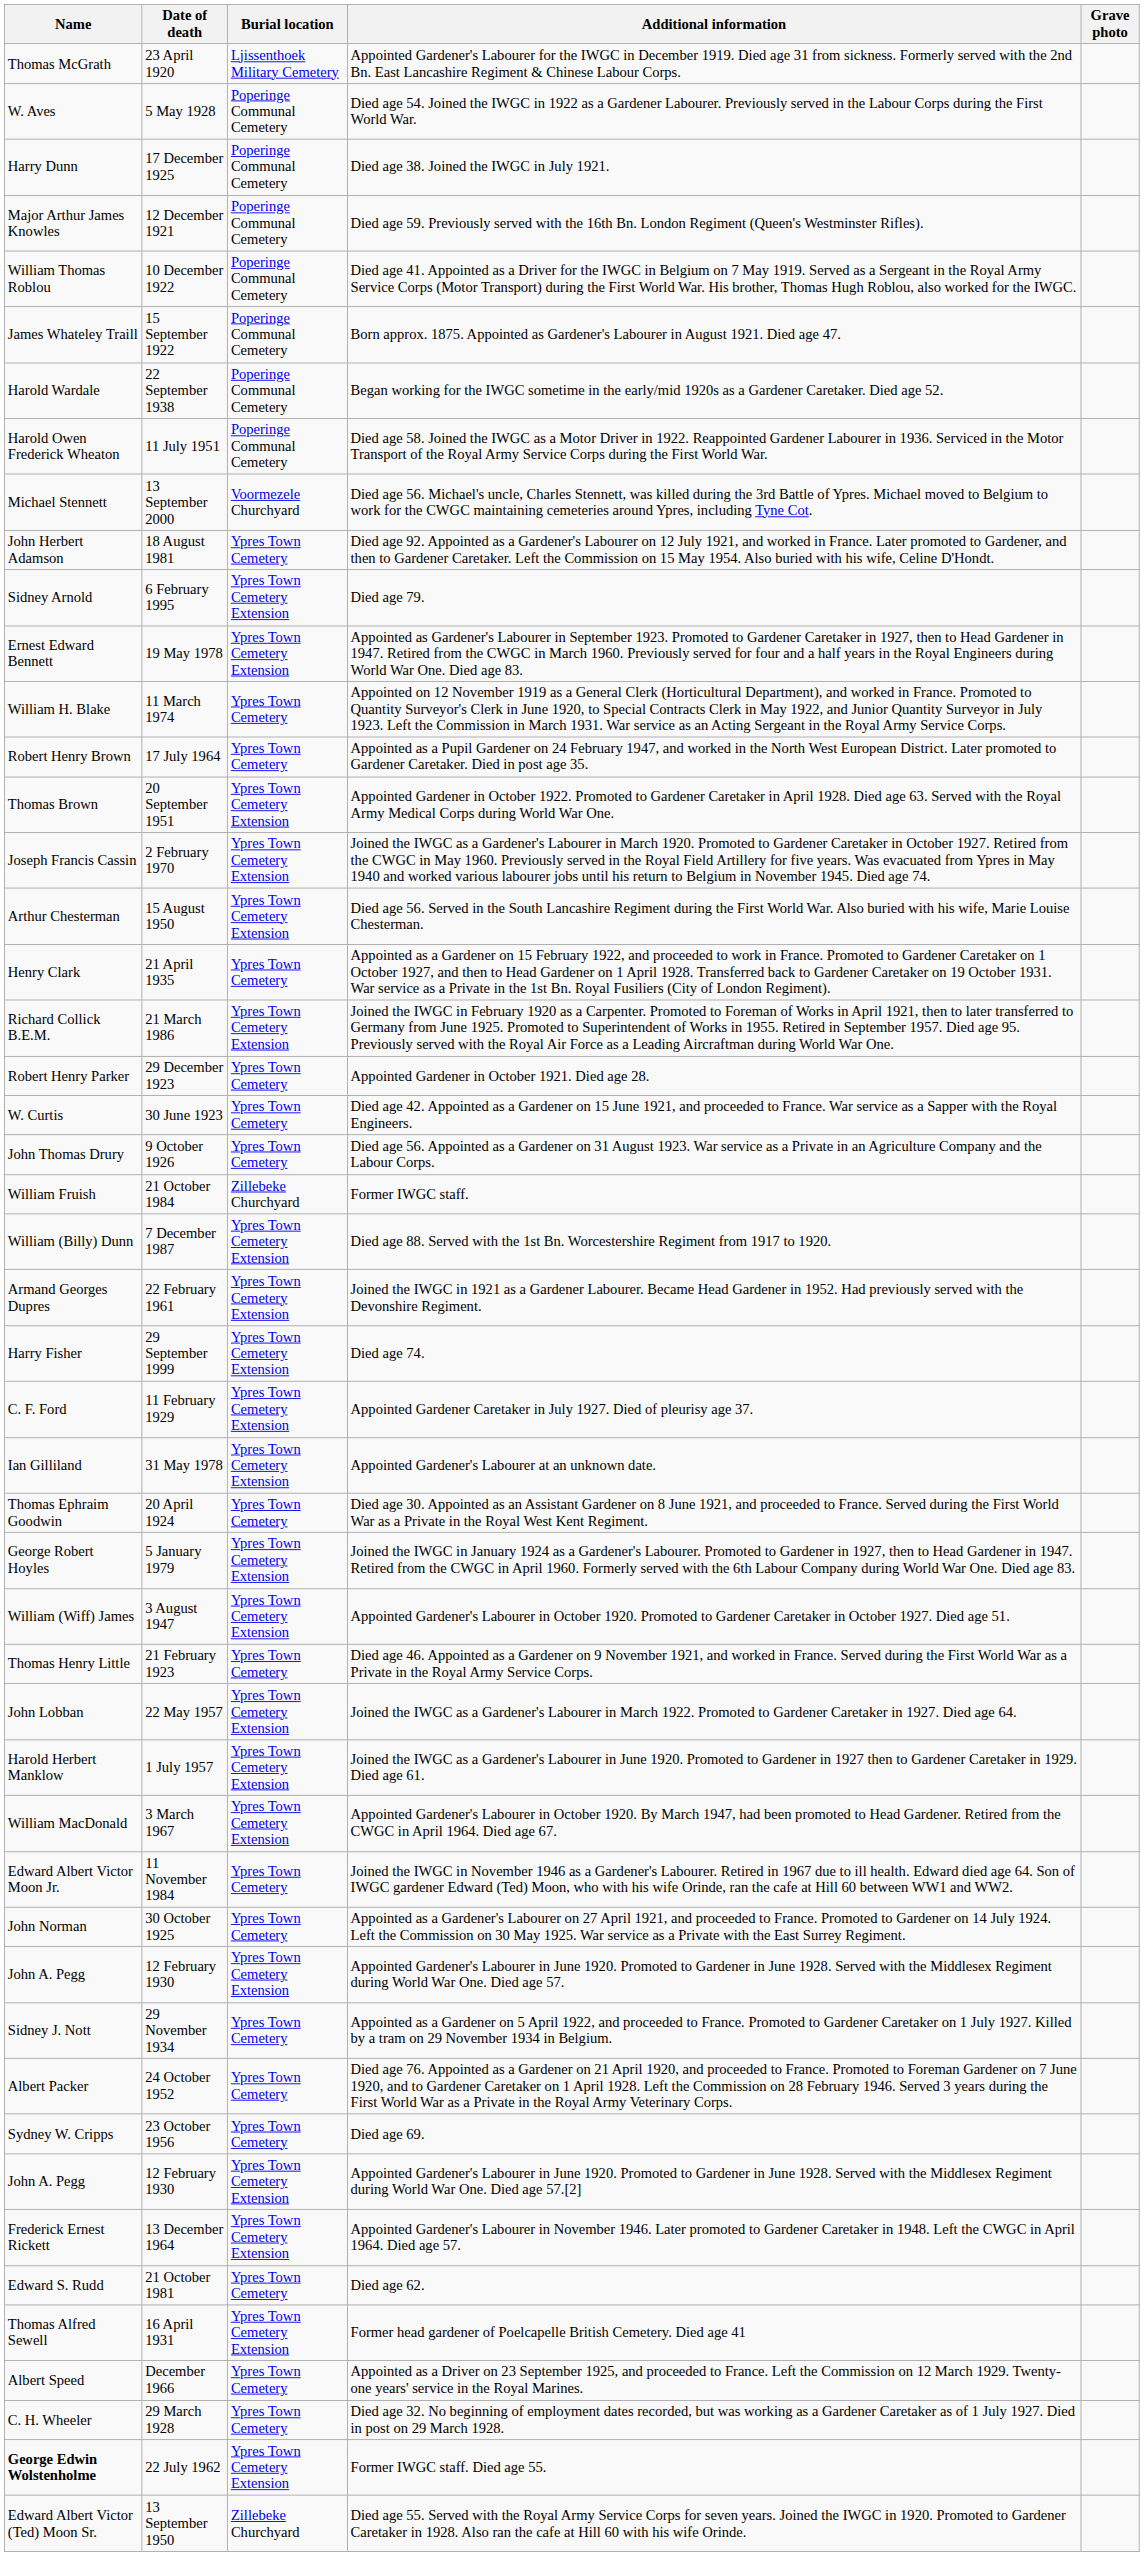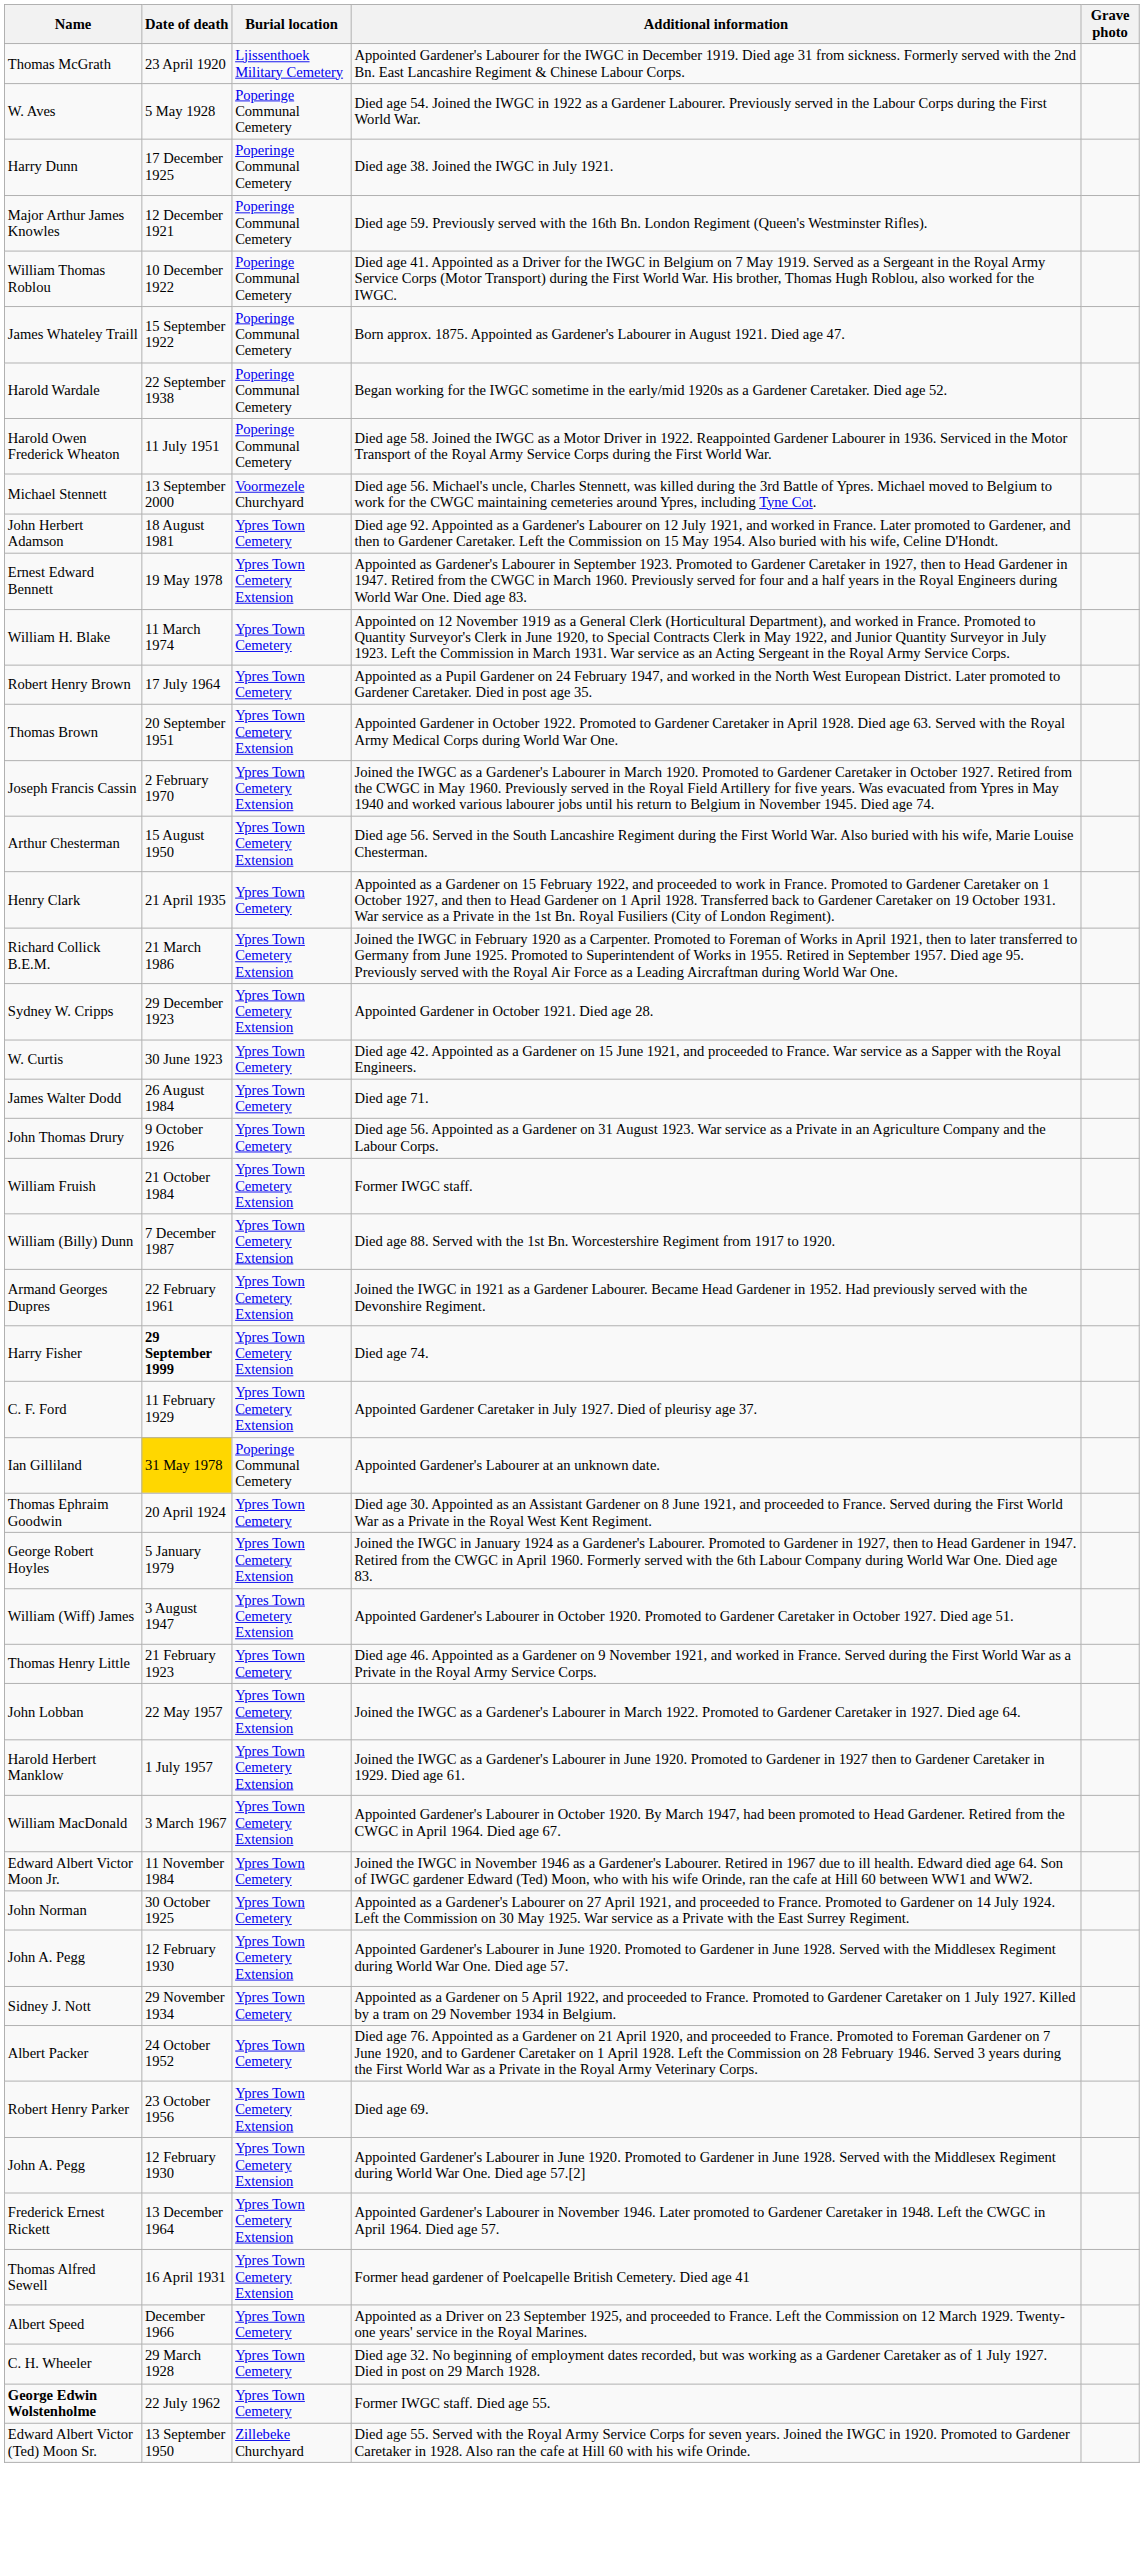- row: (388, 597)
(68, 1075) Robert Henry Parker -> (61, 1011) Sydney W. Cripps
(266, 1075) Ypres Town Cemetery -> (270, 1011) Ypres Town Cemetery Extension
+ row: (392, 1098)
(265, 1194) Zillebeke Churchyard -> (270, 1185) Ypres Town Cemetery Extension
(176, 1353) normal -> (178, 1353) bold
(184, 1465) no background -> (184, 1465) gold background
(266, 1465) Ypres Town Cemetery Extension -> (267, 1465) Poperinge Communal Cemetery
(61, 2133) Sydney W. Cripps -> (68, 2109) Robert Henry Parker
(266, 2133) Ypres Town Cemetery -> (270, 2109) Ypres Town Cemetery Extension
- row: (388, 2285)
(266, 2467) Ypres Town Cemetery Extension -> (270, 2403) Ypres Town Cemetery
